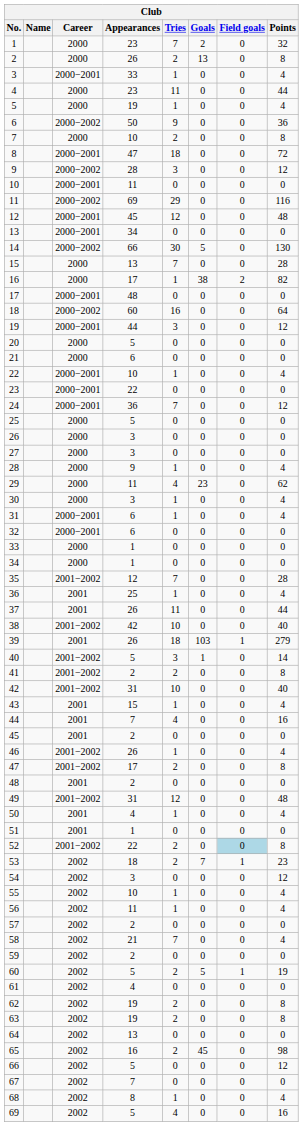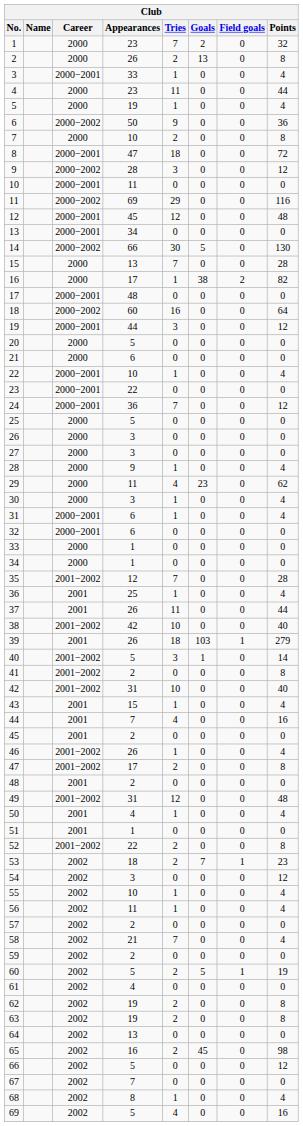(175, 673) 2 -> (175, 673) 0
(242, 846) lightblue background -> (242, 846) no background
